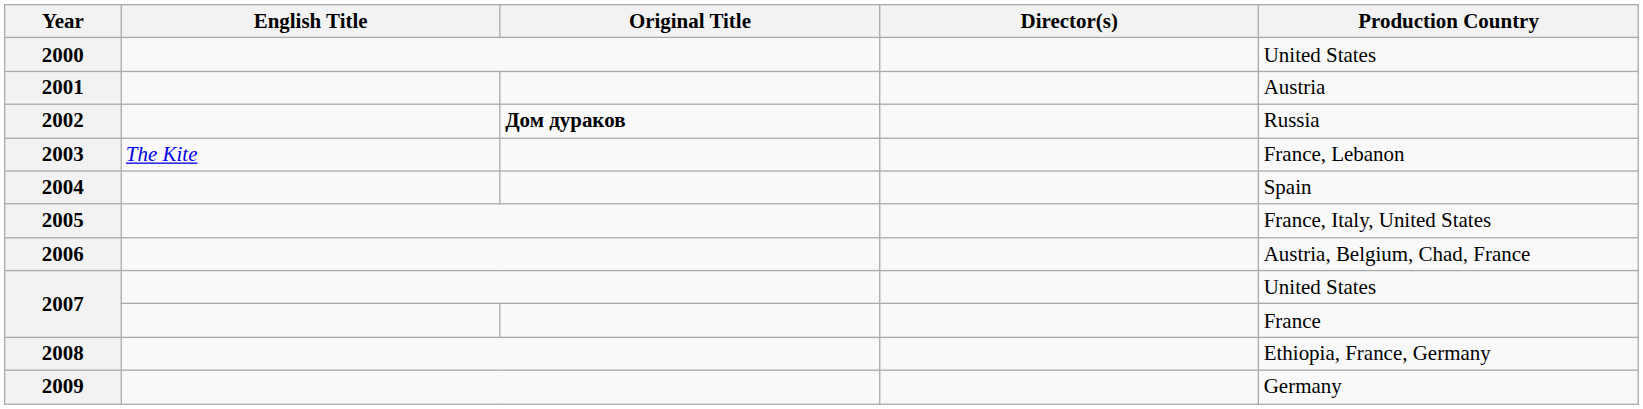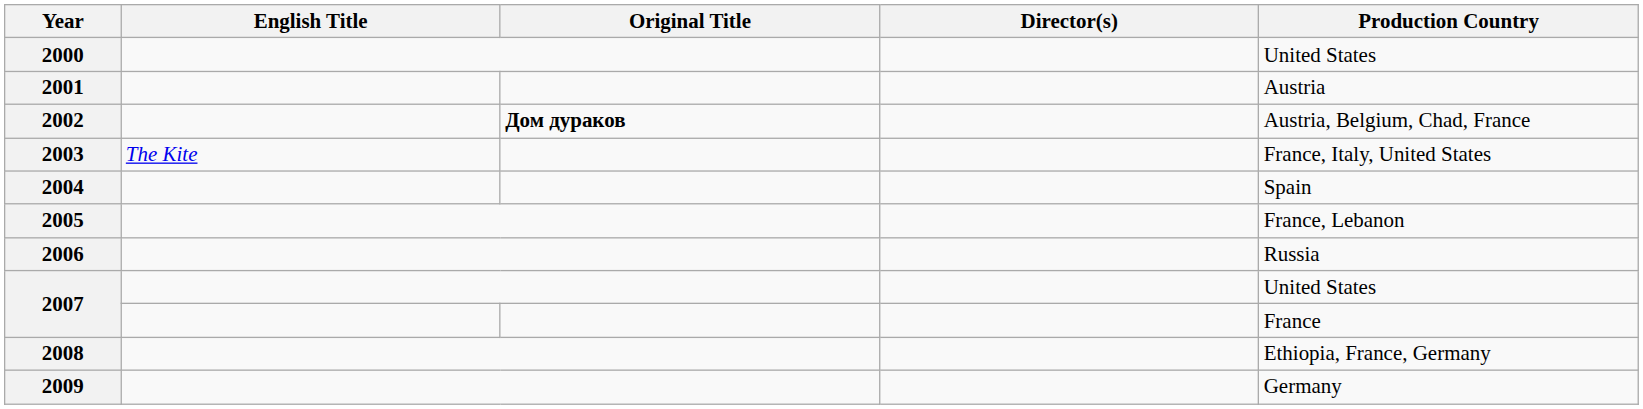(1292, 120) Russia -> (1397, 120) Austria, Belgium, Chad, France
(1334, 154) France, Lebanon -> (1377, 154) France, Italy, United States
(1377, 220) France, Italy, United States -> (1334, 220) France, Lebanon
(1397, 253) Austria, Belgium, Chad, France -> (1292, 253) Russia
